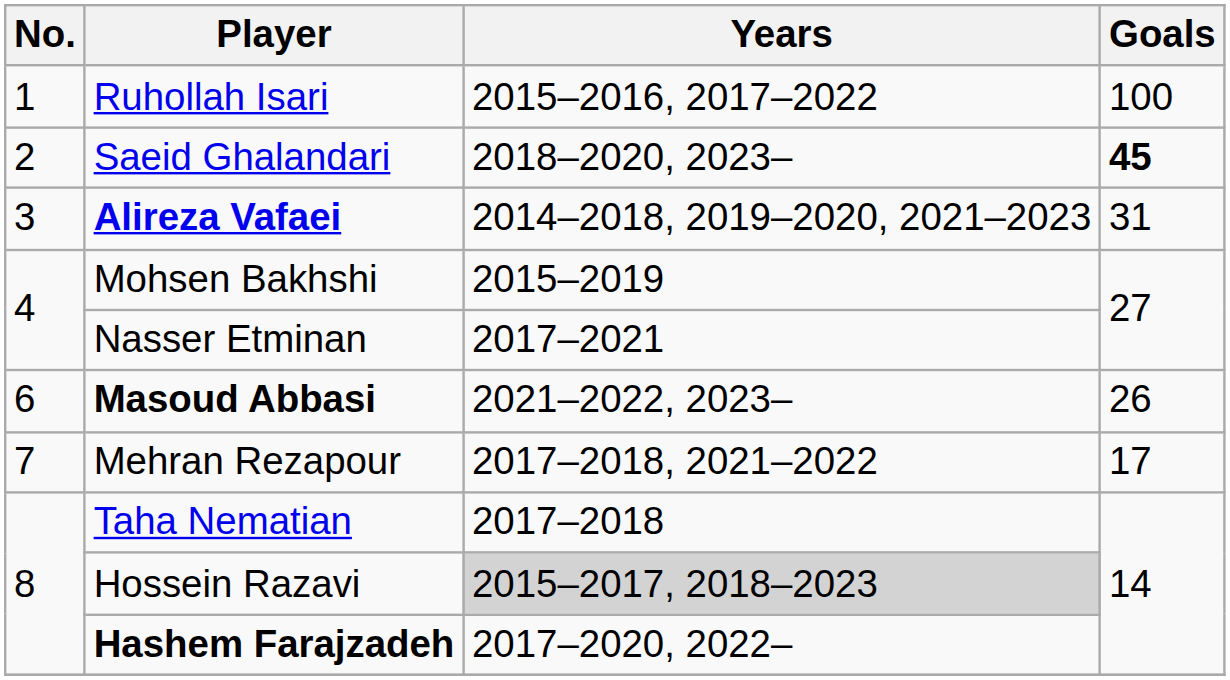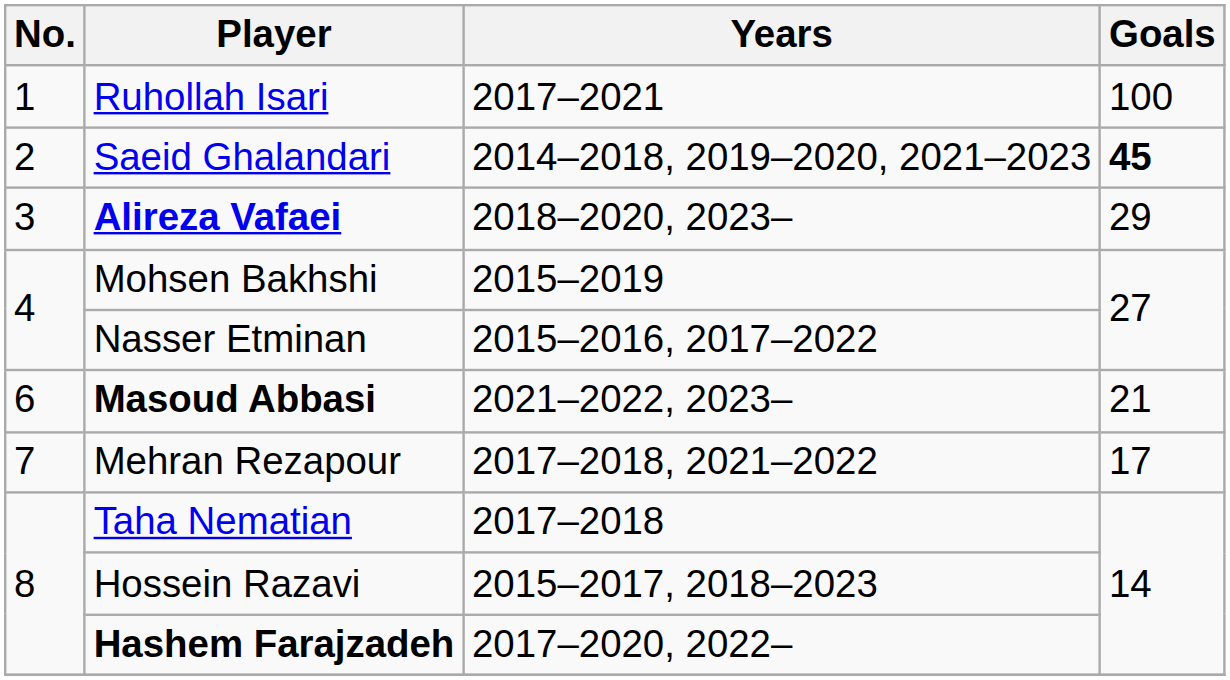(675, 95) 2015–2016, 2017–2022 -> (568, 95) 2017–2021
(632, 156) 2018–2020, 2023– -> (782, 156) 2014–2018, 2019–2020, 2021–2023
(782, 217) 2014–2018, 2019–2020, 2021–2023 -> (632, 217) 2018–2020, 2023–
(1130, 217) 31 -> (1130, 217) 29
(568, 339) 2017–2021 -> (675, 339) 2015–2016, 2017–2022
(1130, 400) 26 -> (1130, 400) 21
(675, 583) lightgrey background -> (675, 583) no background
